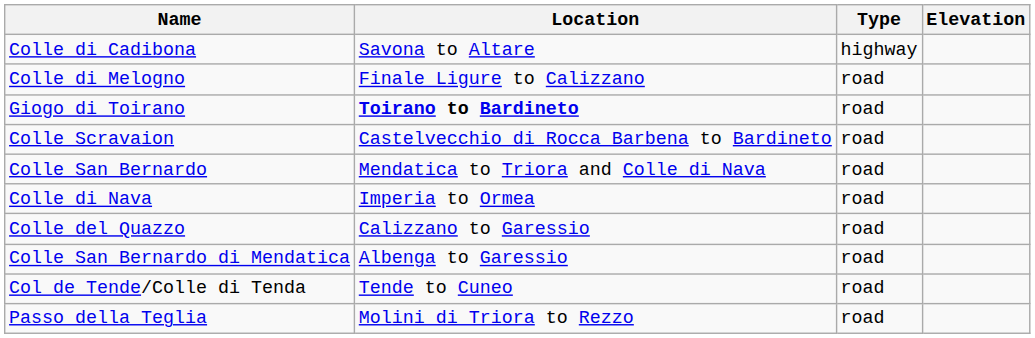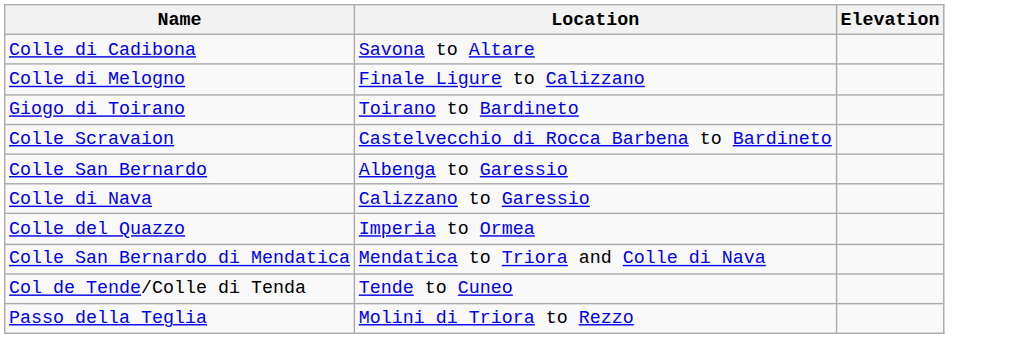- column: (879, 20)
(469, 109) bold -> (469, 109) normal
(562, 169) Mendatica to Triora and Colle di Nava -> (463, 169) Albenga to Garessio
(447, 199) Imperia to Ormea -> (474, 199) Calizzano to Garessio
(474, 229) Calizzano to Garessio -> (447, 229) Imperia to Ormea
(463, 259) Albenga to Garessio -> (562, 259) Mendatica to Triora and Colle di Nava
